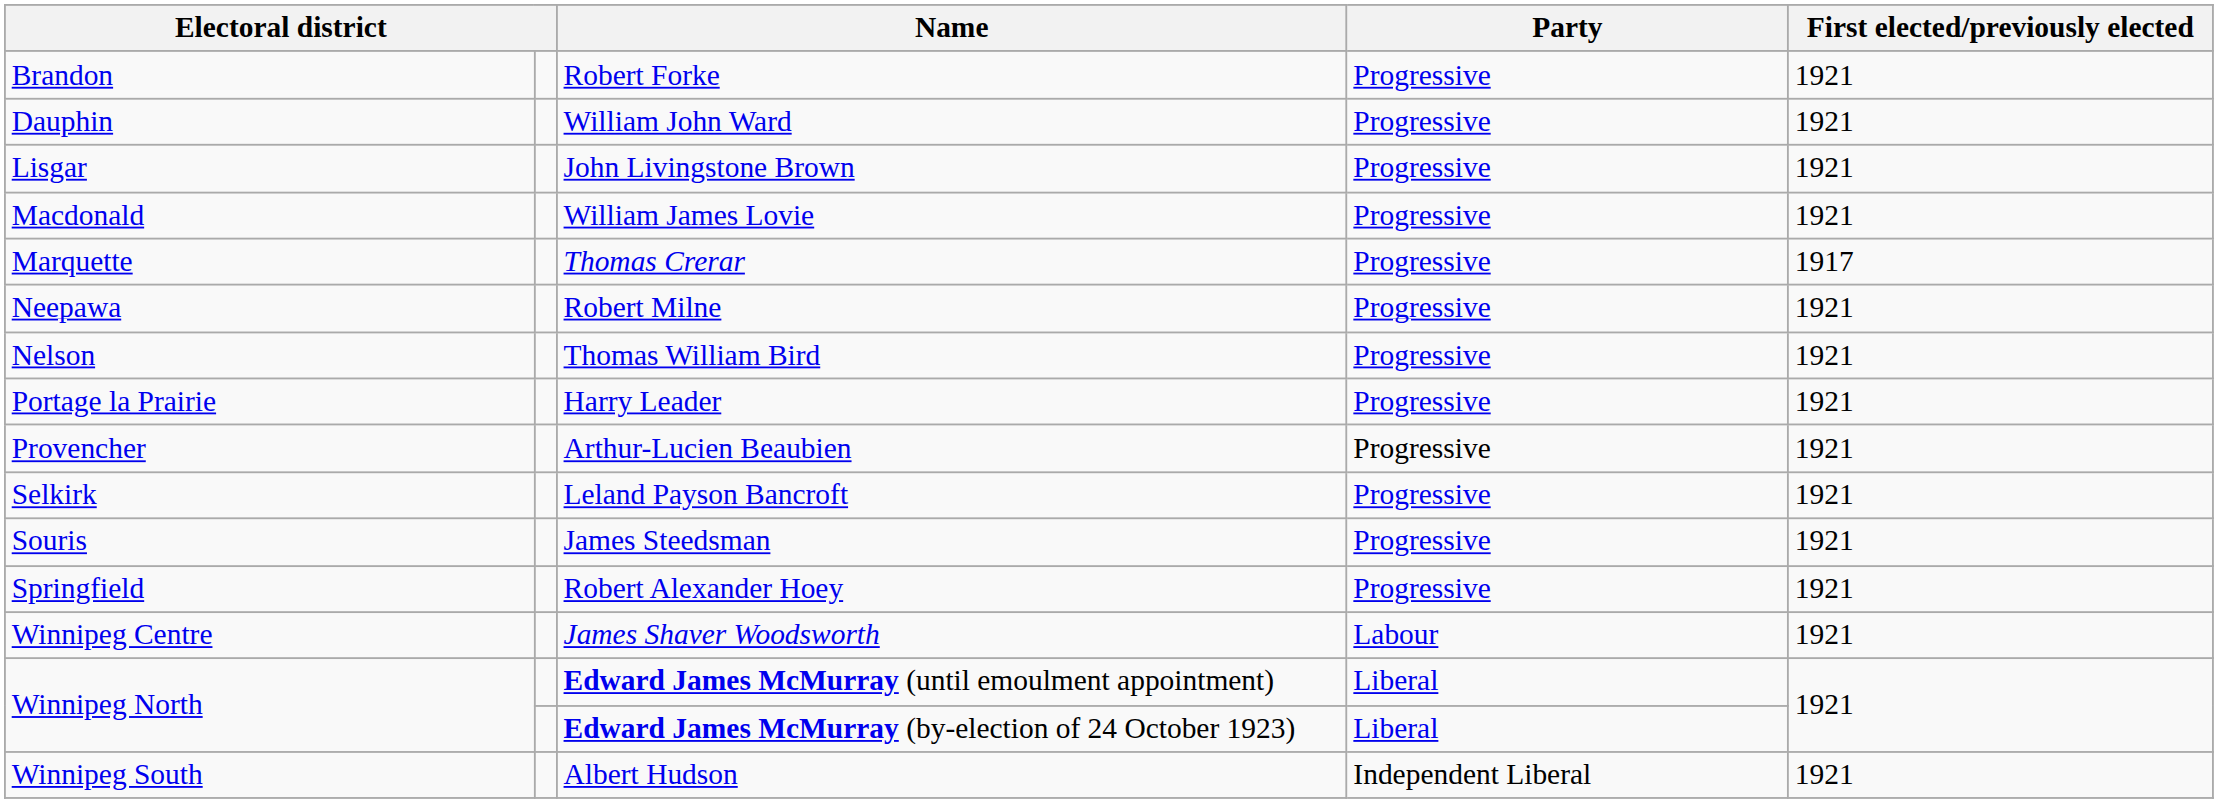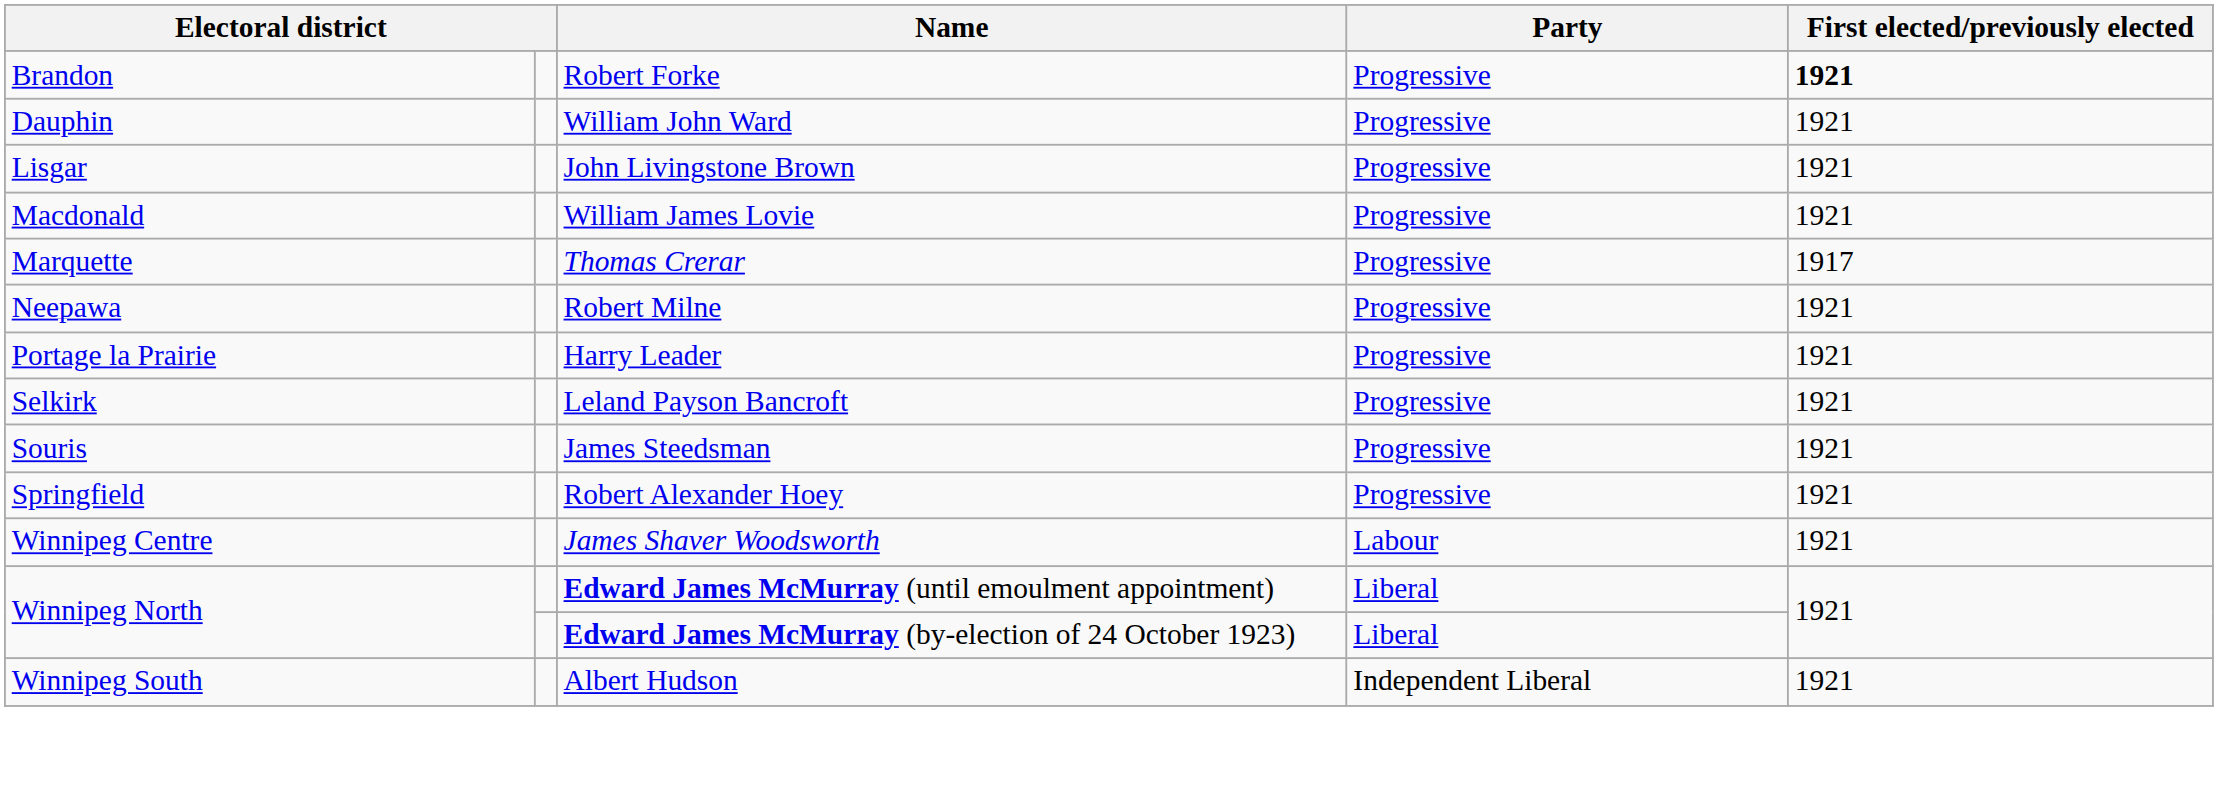(1824, 74) normal -> (1824, 74) bold
- row: (692, 354)
- row: (708, 448)
